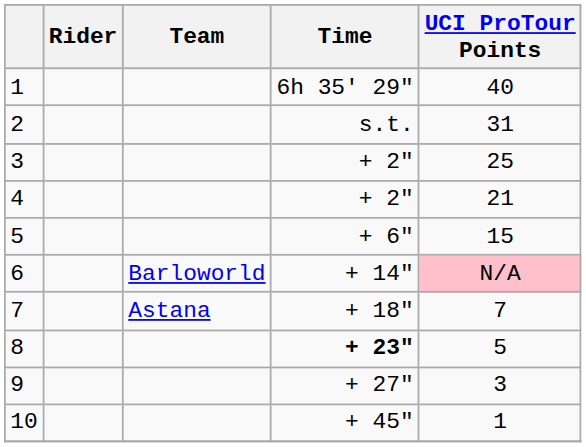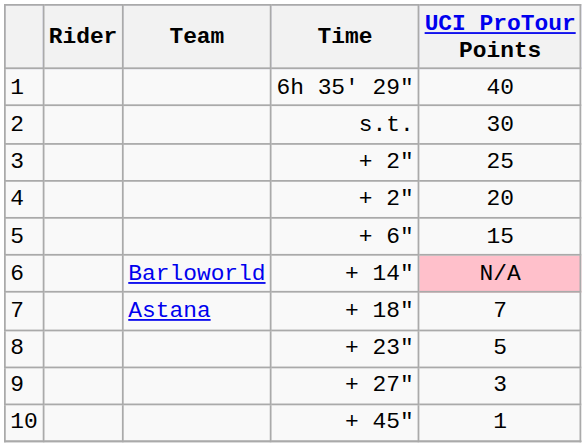(500, 125) 31 -> (500, 125) 30
(500, 199) 21 -> (500, 199) 20
(379, 348) bold -> (379, 348) normal
